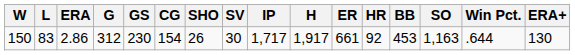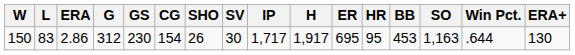(347, 38) 661 -> (347, 38) 695
(374, 38) 92 -> (374, 38) 95
